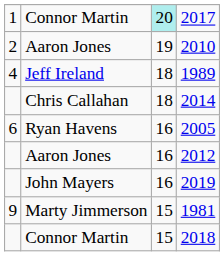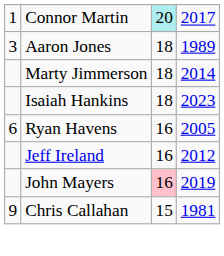- row: (198, 45)
(13, 73) 4 -> (13, 45) 3
(65, 73) Jeff Ireland -> (68, 45) Aaron Jones
(77, 100) Chris Callahan -> (86, 73) Marty Jimmerson
+ row: (198, 100)
(68, 155) Aaron Jones -> (65, 155) Jeff Ireland
(164, 182) no background -> (164, 182) pink background
(86, 210) Marty Jimmerson -> (77, 210) Chris Callahan
- row: (198, 237)
